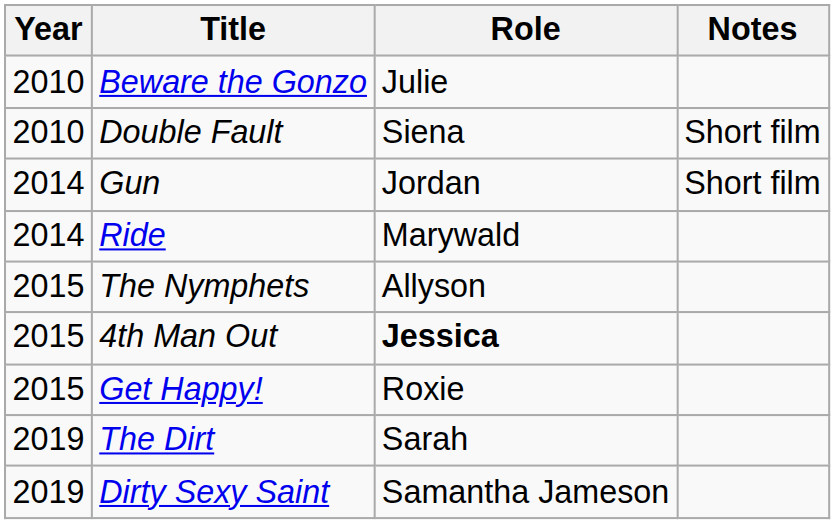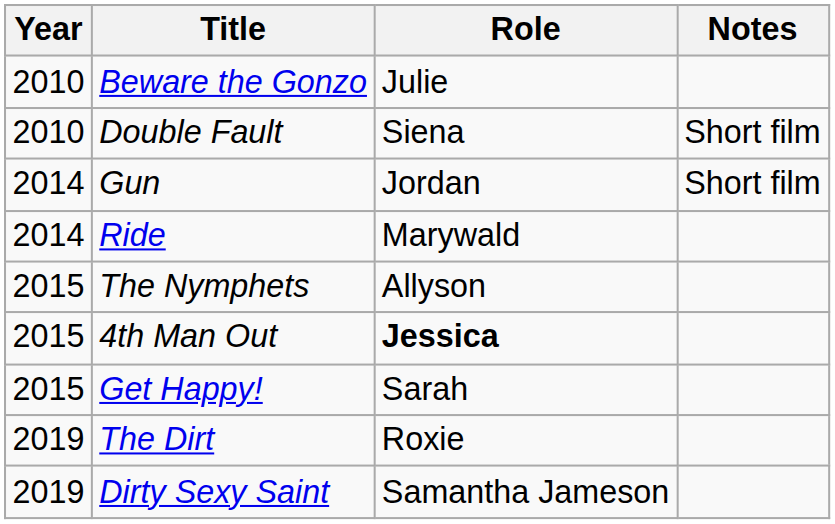(423, 388) Roxie -> (425, 388) Sarah
(425, 440) Sarah -> (423, 440) Roxie
